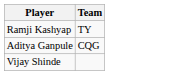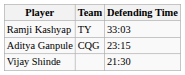+ column: (142, 12)
